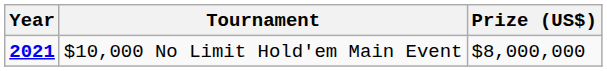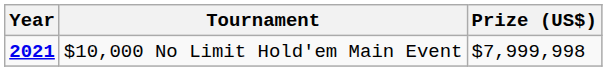(528, 51) $8,000,000 -> (528, 51) $7,999,998
